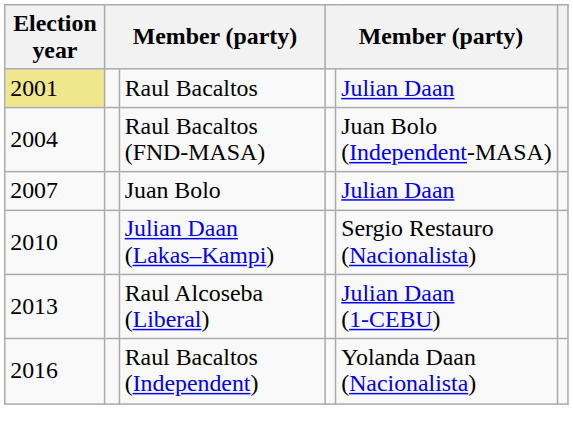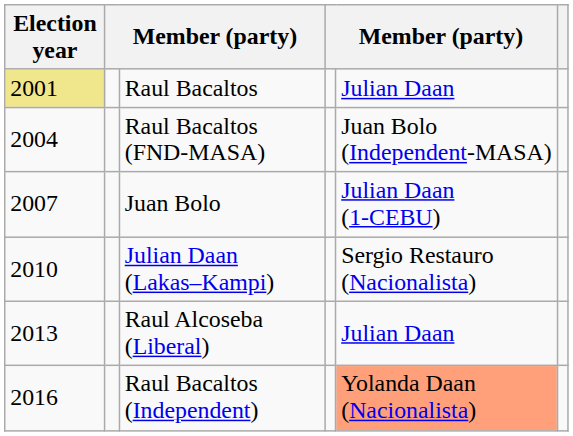(398, 190) Julian Daan -> (398, 203) Julian Daan (1-CEBU)
(398, 306) Julian Daan (1-CEBU) -> (398, 333) Julian Daan
(409, 370) no background -> (409, 397) lightsalmon background
